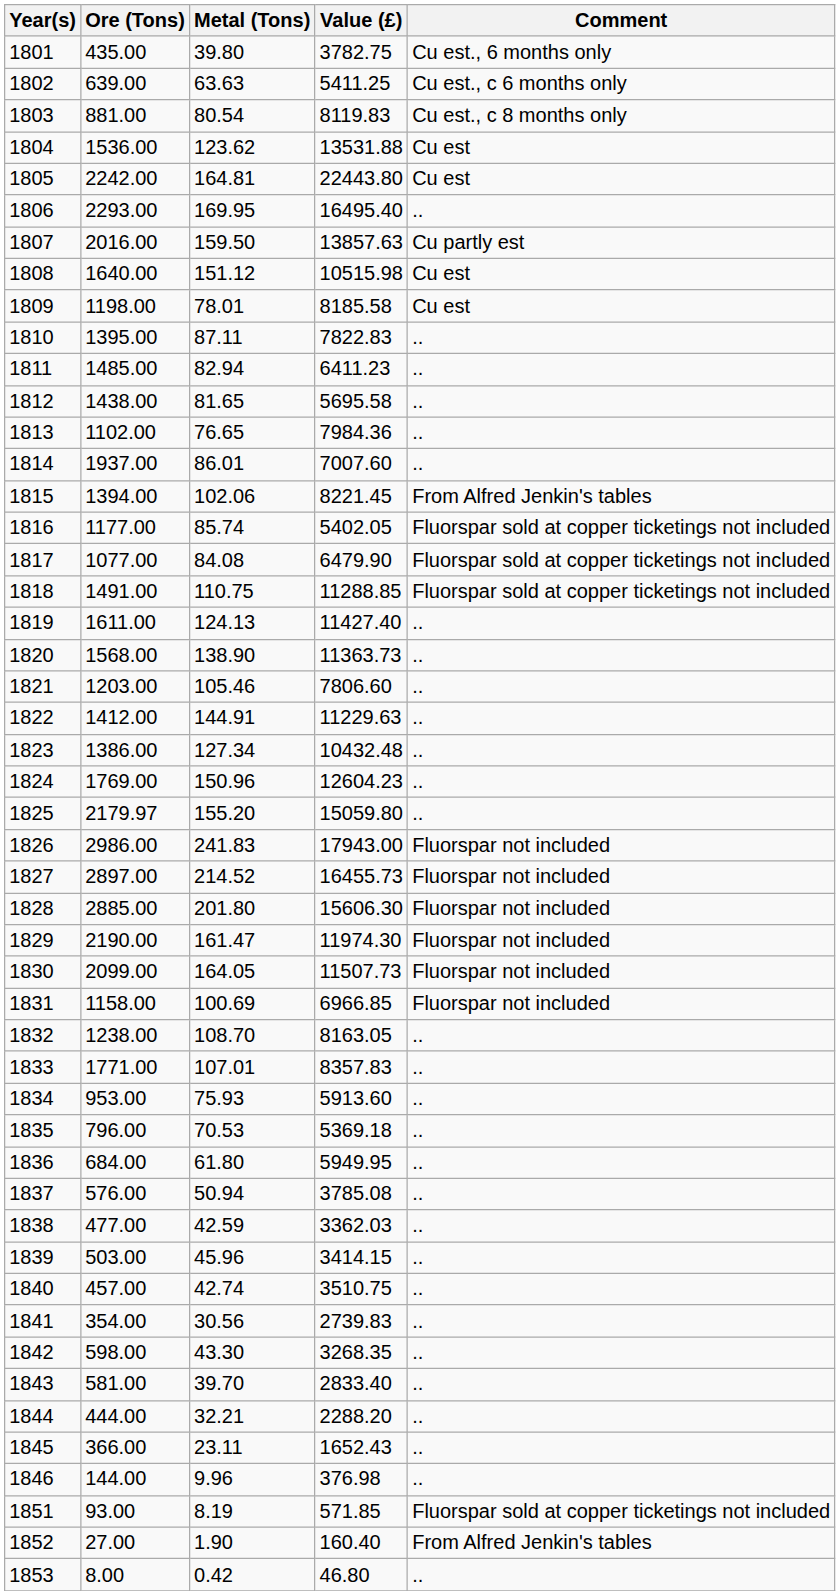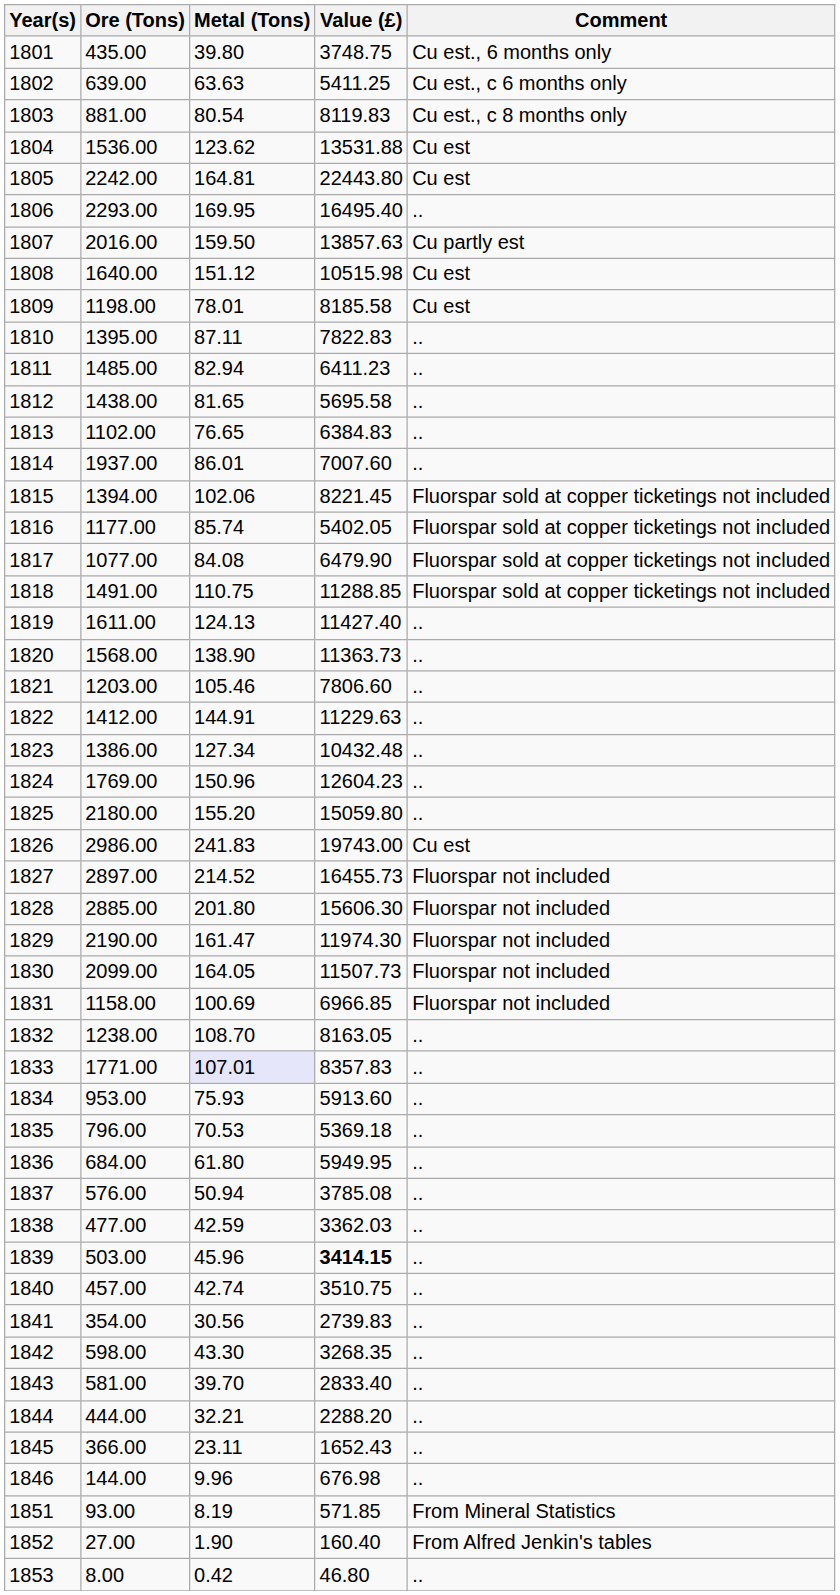(356, 52) 3782.75 -> (356, 52) 3748.75
(356, 432) 7984.36 -> (356, 432) 6384.83
(532, 496) From Alfred Jenkin's tables -> (621, 496) Fluorspar sold at copper ticketings not included
(121, 813) 2179.97 -> (121, 813) 2180.00
(361, 845) 17943.00 -> (361, 845) 19743.00
(511, 845) Fluorspar not included -> (441, 845) Cu est
(225, 1067) no background -> (225, 1067) lavender background
(356, 1257) normal -> (356, 1257) bold
(350, 1479) 376.98 -> (350, 1479) 676.98
(621, 1511) Fluorspar sold at copper ticketings not included -> (514, 1511) From Mineral Statistics
